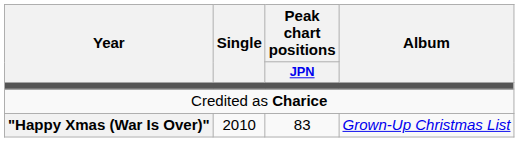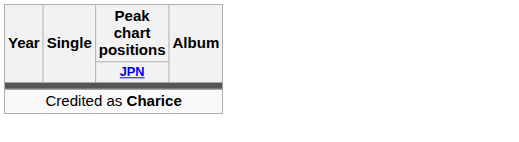- row: (109, 125)
